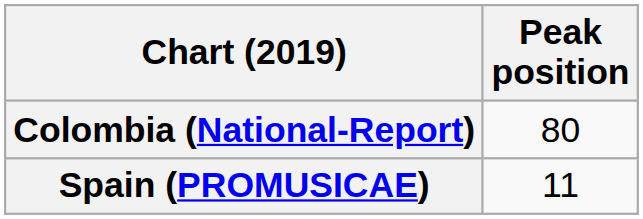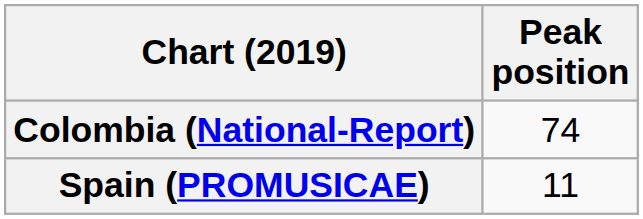(560, 128) 80 -> (560, 128) 74
